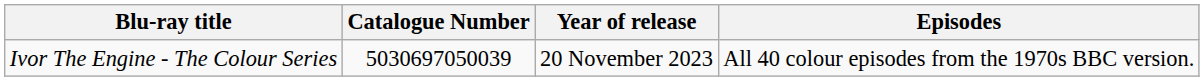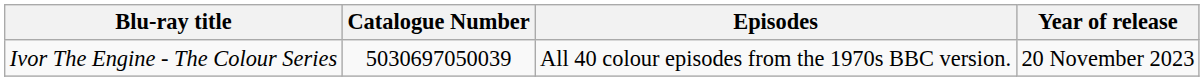columns swapped: (627, 22) <-> (959, 22)
